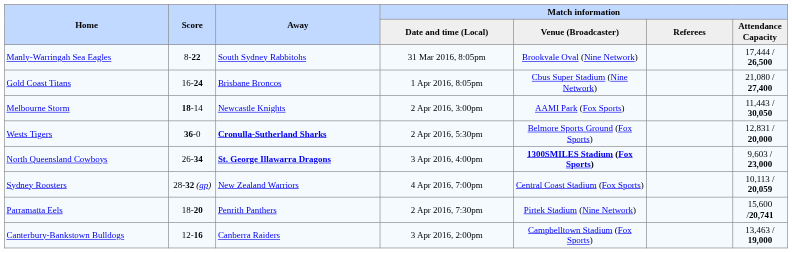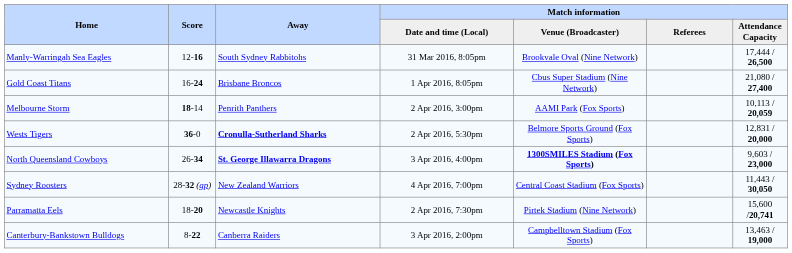(192, 57) 8-22 -> (192, 57) 12-16
(252, 108) Newcastle Knights -> (247, 108) Penrith Panthers
(760, 108) 11,443 / 30,050 -> (760, 108) 10,113 / 20,059
(760, 184) 10,113 / 20,059 -> (760, 184) 11,443 / 30,050
(247, 210) Penrith Panthers -> (252, 210) Newcastle Knights
(192, 235) 12-16 -> (192, 235) 8-22
